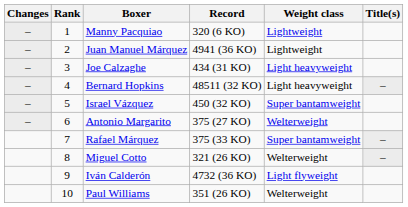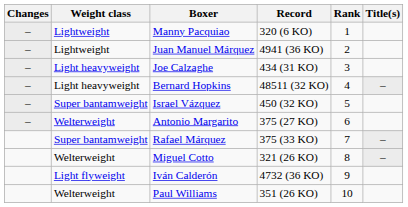columns swapped: (67, 13) <-> (314, 13)
